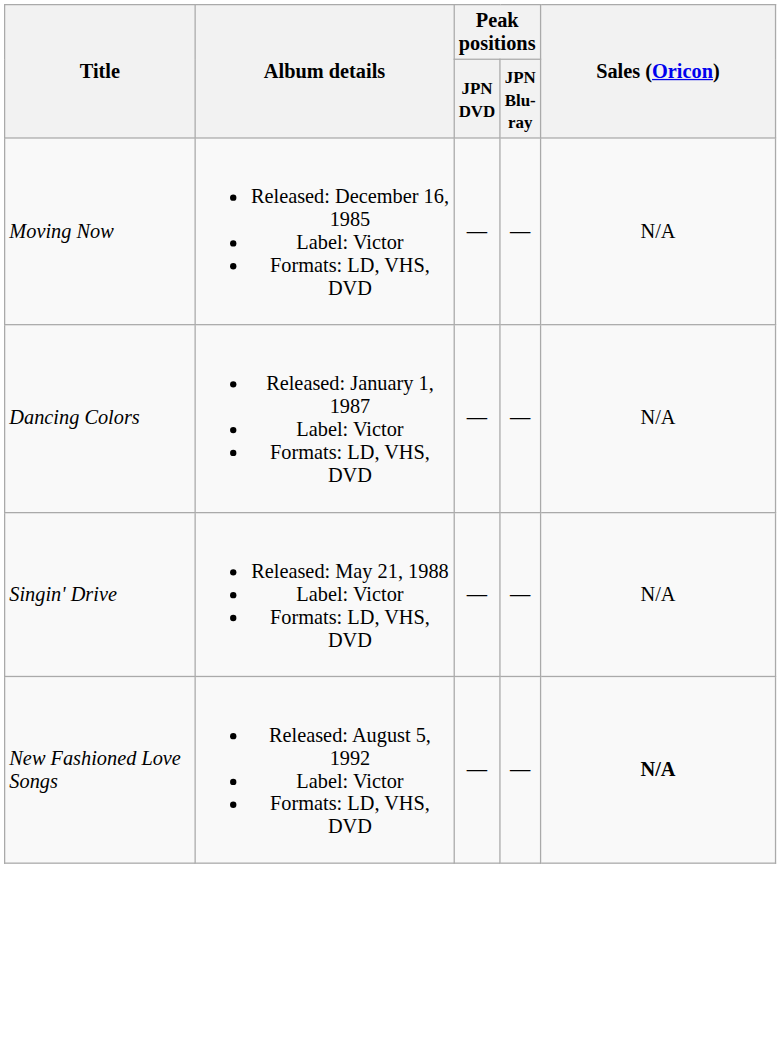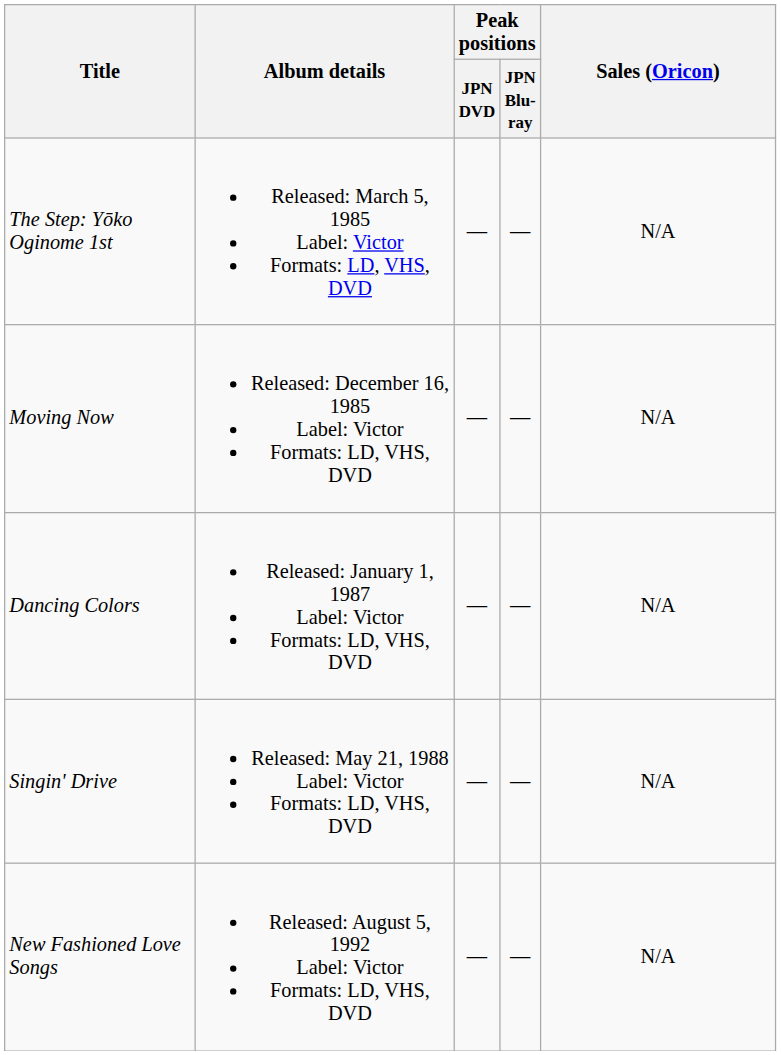+ row: (71, 231)
(658, 769) bold -> (658, 956) normal
